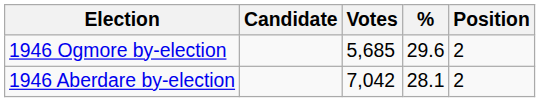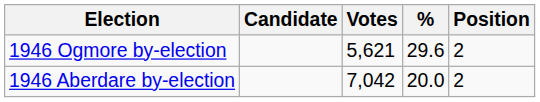(371, 50) 5,685 -> (371, 50) 5,621
(426, 81) 28.1 -> (426, 81) 20.0
